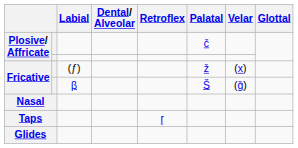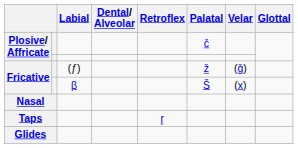(240, 69) (x) -> (240, 69) (ǧ)
(240, 85) (ǧ) -> (240, 85) (x)
